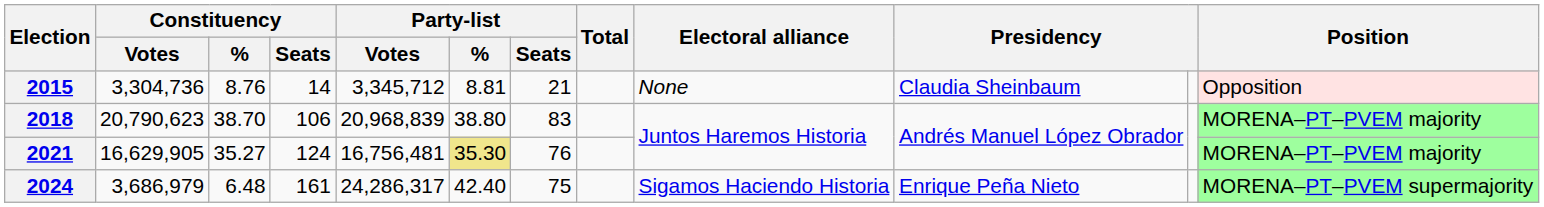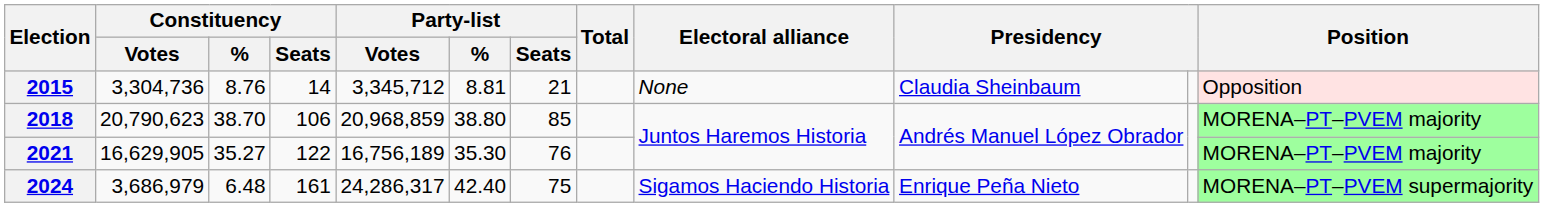(392, 119) 20,968,839 -> (392, 119) 20,968,859
(560, 119) 83 -> (560, 119) 85
(313, 152) 124 -> (313, 152) 122
(392, 152) 16,756,481 -> (392, 152) 16,756,189
(480, 152) khaki background -> (480, 152) no background
